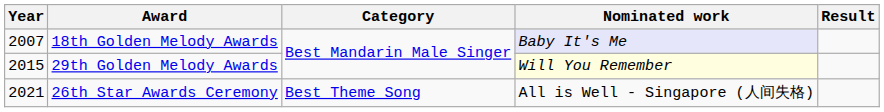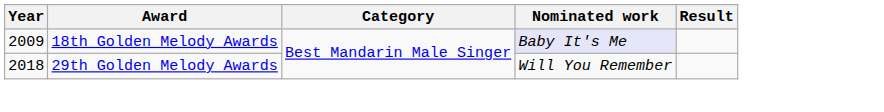(26, 41) 2007 -> (26, 41) 2009
(26, 66) 2015 -> (26, 66) 2018
(595, 66) lightyellow background -> (595, 66) no background
- row: (165, 92)
